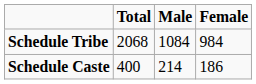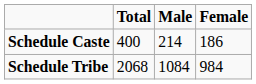rows swapped: (59, 66) <-> (58, 41)
